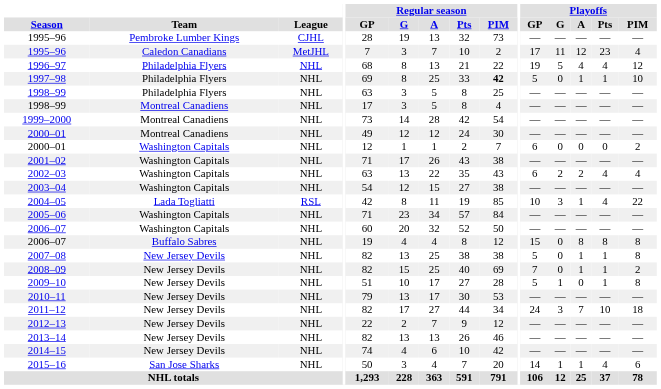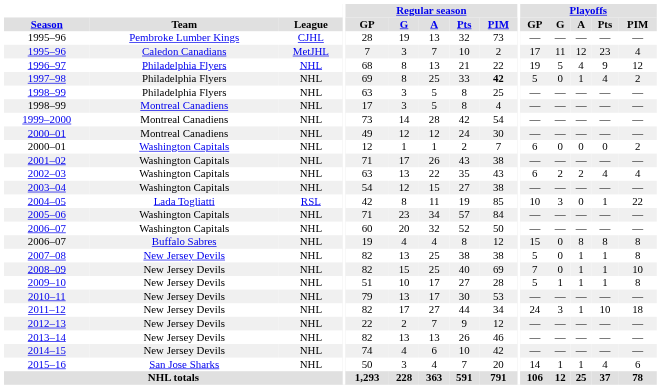(605, 65) 4 -> (605, 65) 9
(605, 78) 1 -> (605, 78) 4
(638, 78) 10 -> (638, 78) 2
(581, 201) 1 -> (581, 201) 0
(605, 201) 4 -> (605, 201) 1
(638, 269) 2 -> (638, 269) 10
(581, 282) 0 -> (581, 282) 1
(581, 310) 7 -> (581, 310) 1
